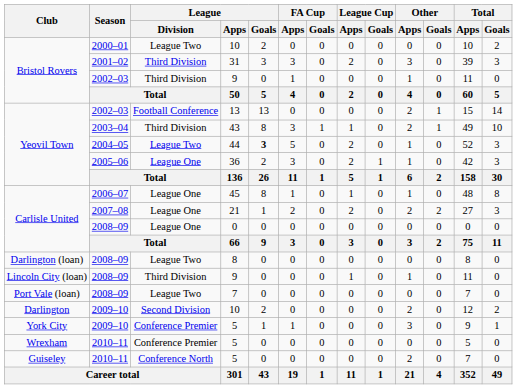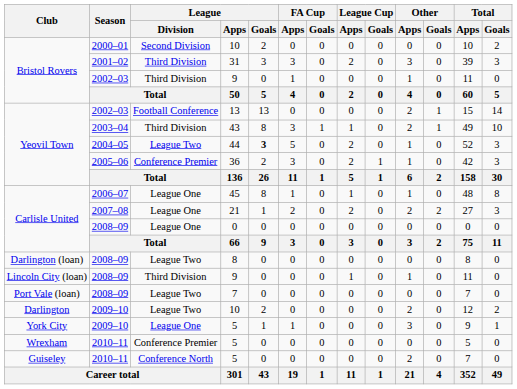(176, 45) League Two -> (176, 45) Second Division
(176, 161) League One -> (176, 161) Conference Premier
(176, 309) Second Division -> (176, 309) League Two
(176, 326) Conference Premier -> (176, 326) League One
